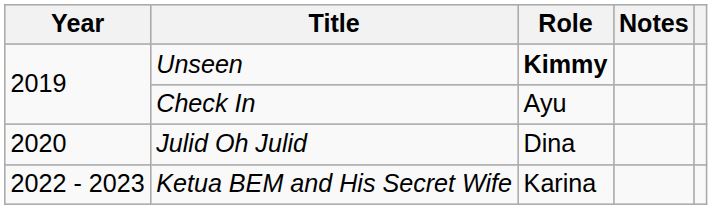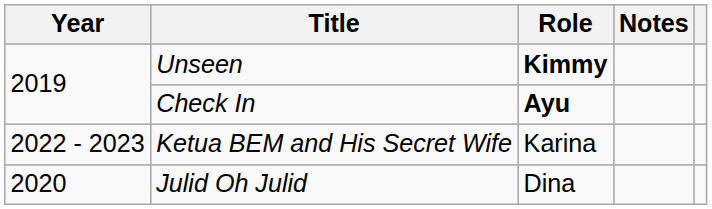(545, 104) normal -> (547, 104) bold
rows swapped: (232, 143) <-> (334, 183)
